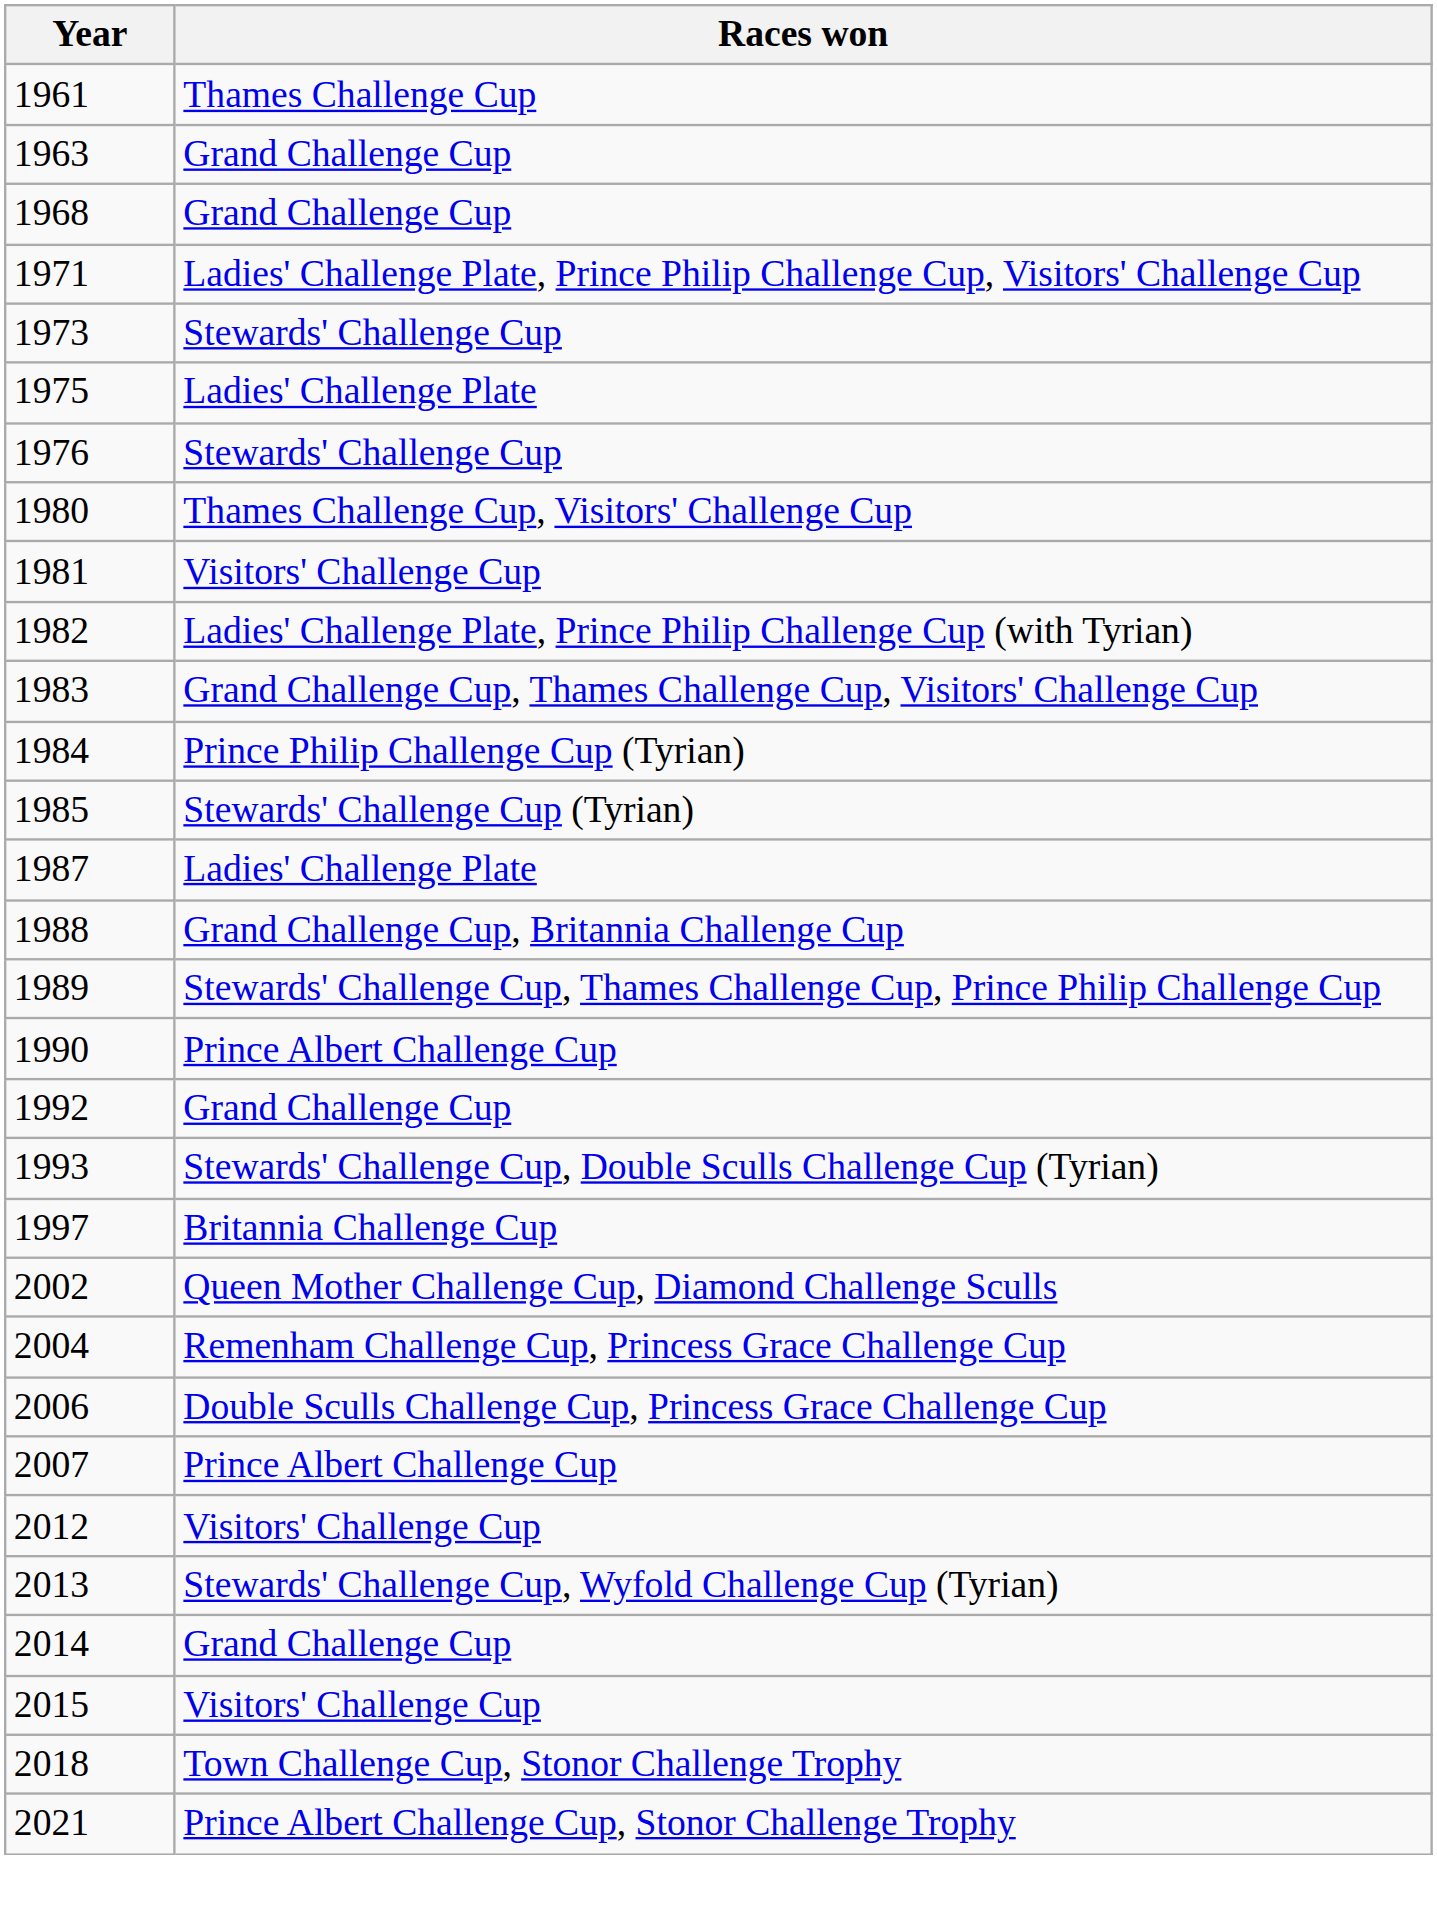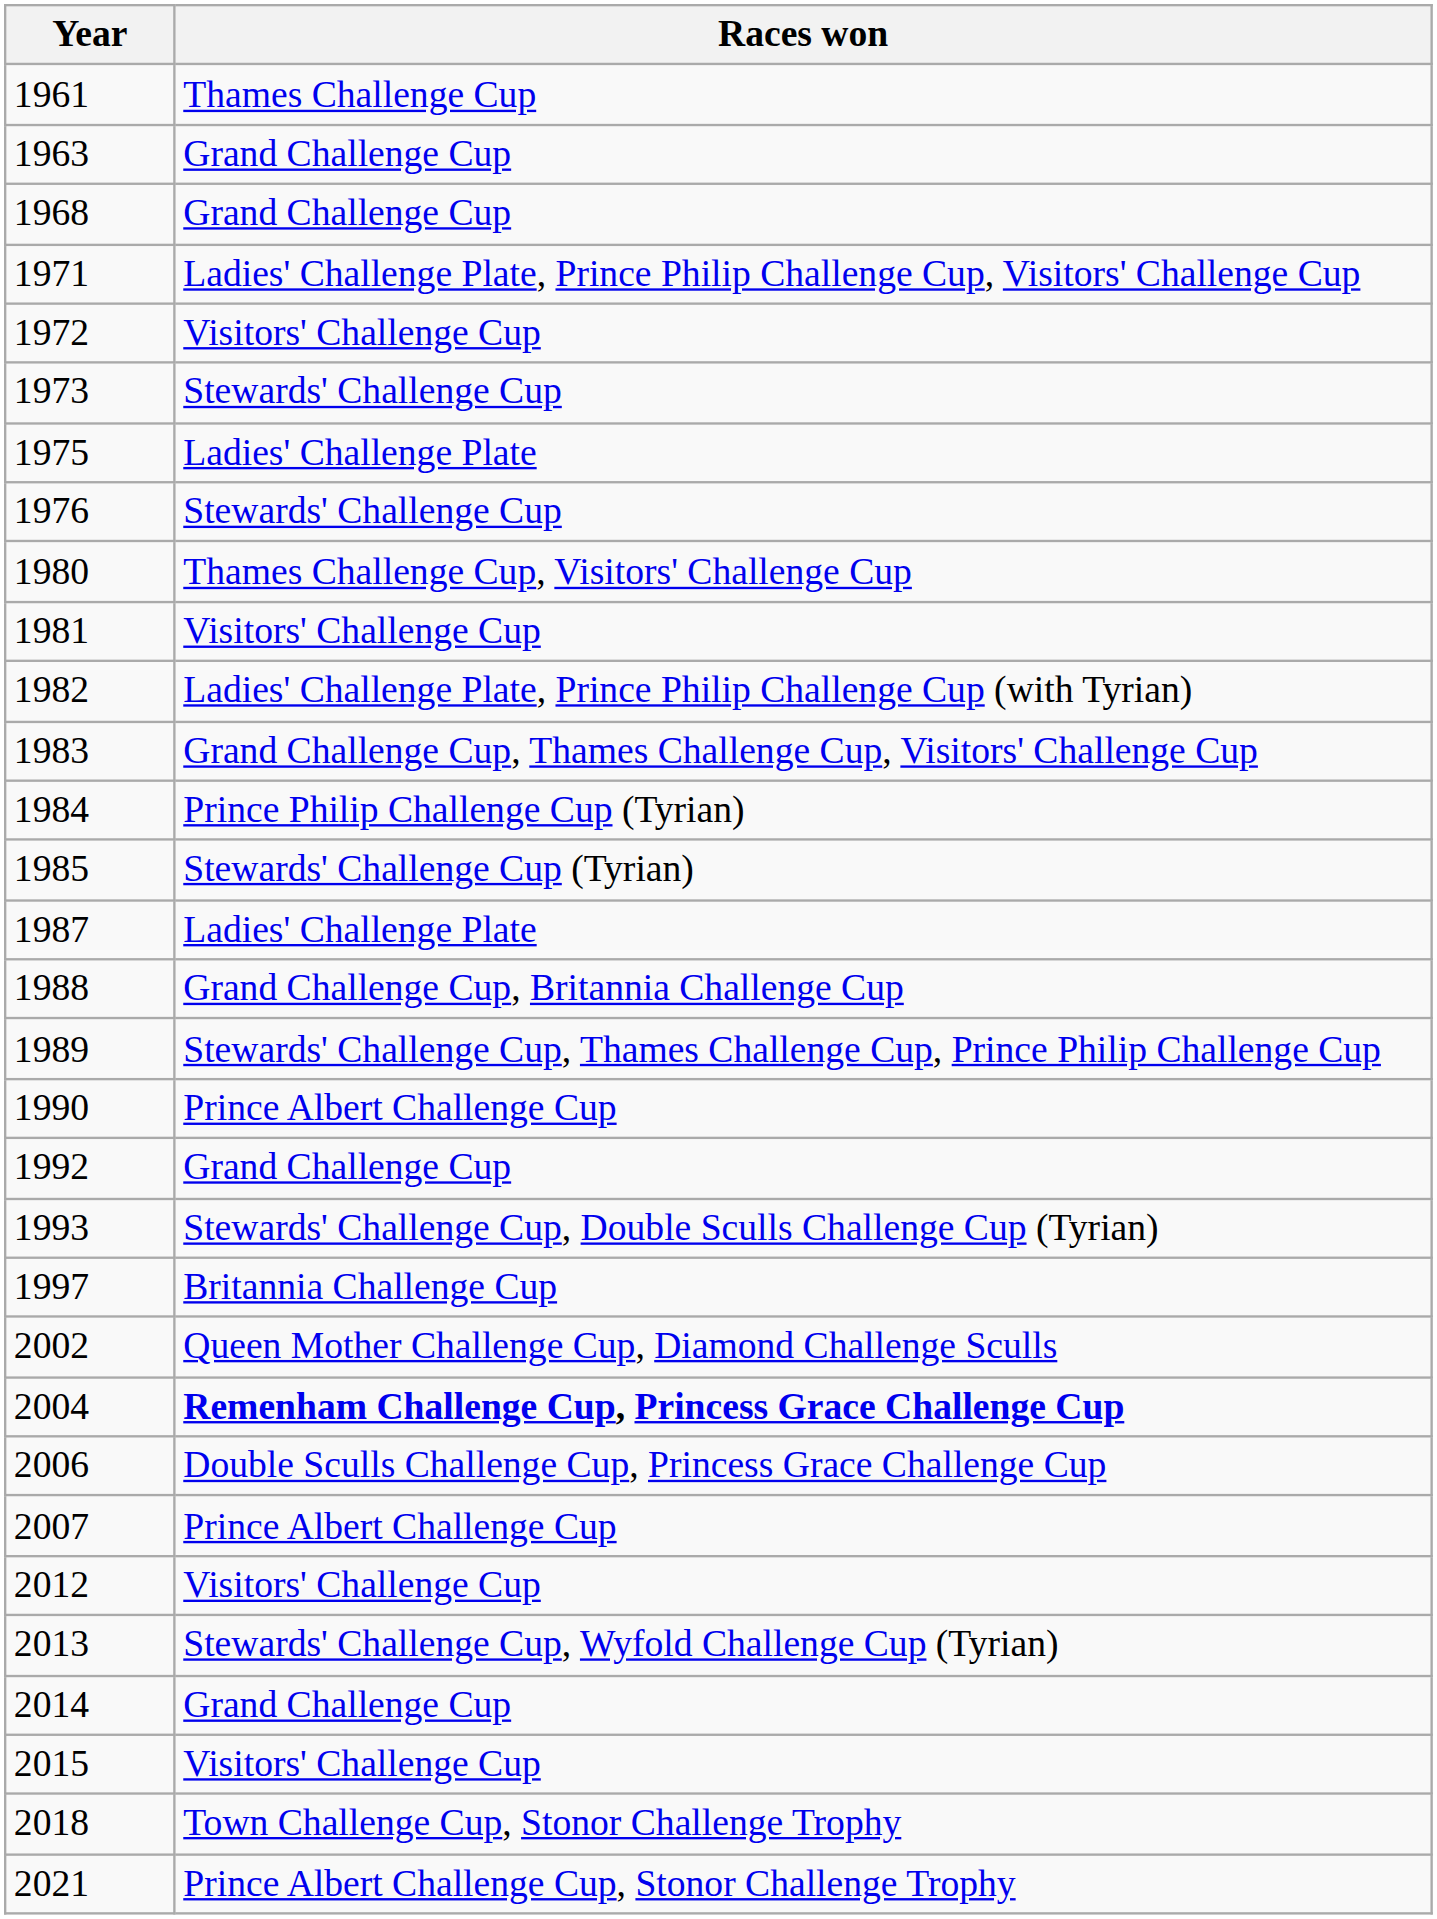+ row: (51, 332)
(625, 1346) normal -> (654, 1405) bold
